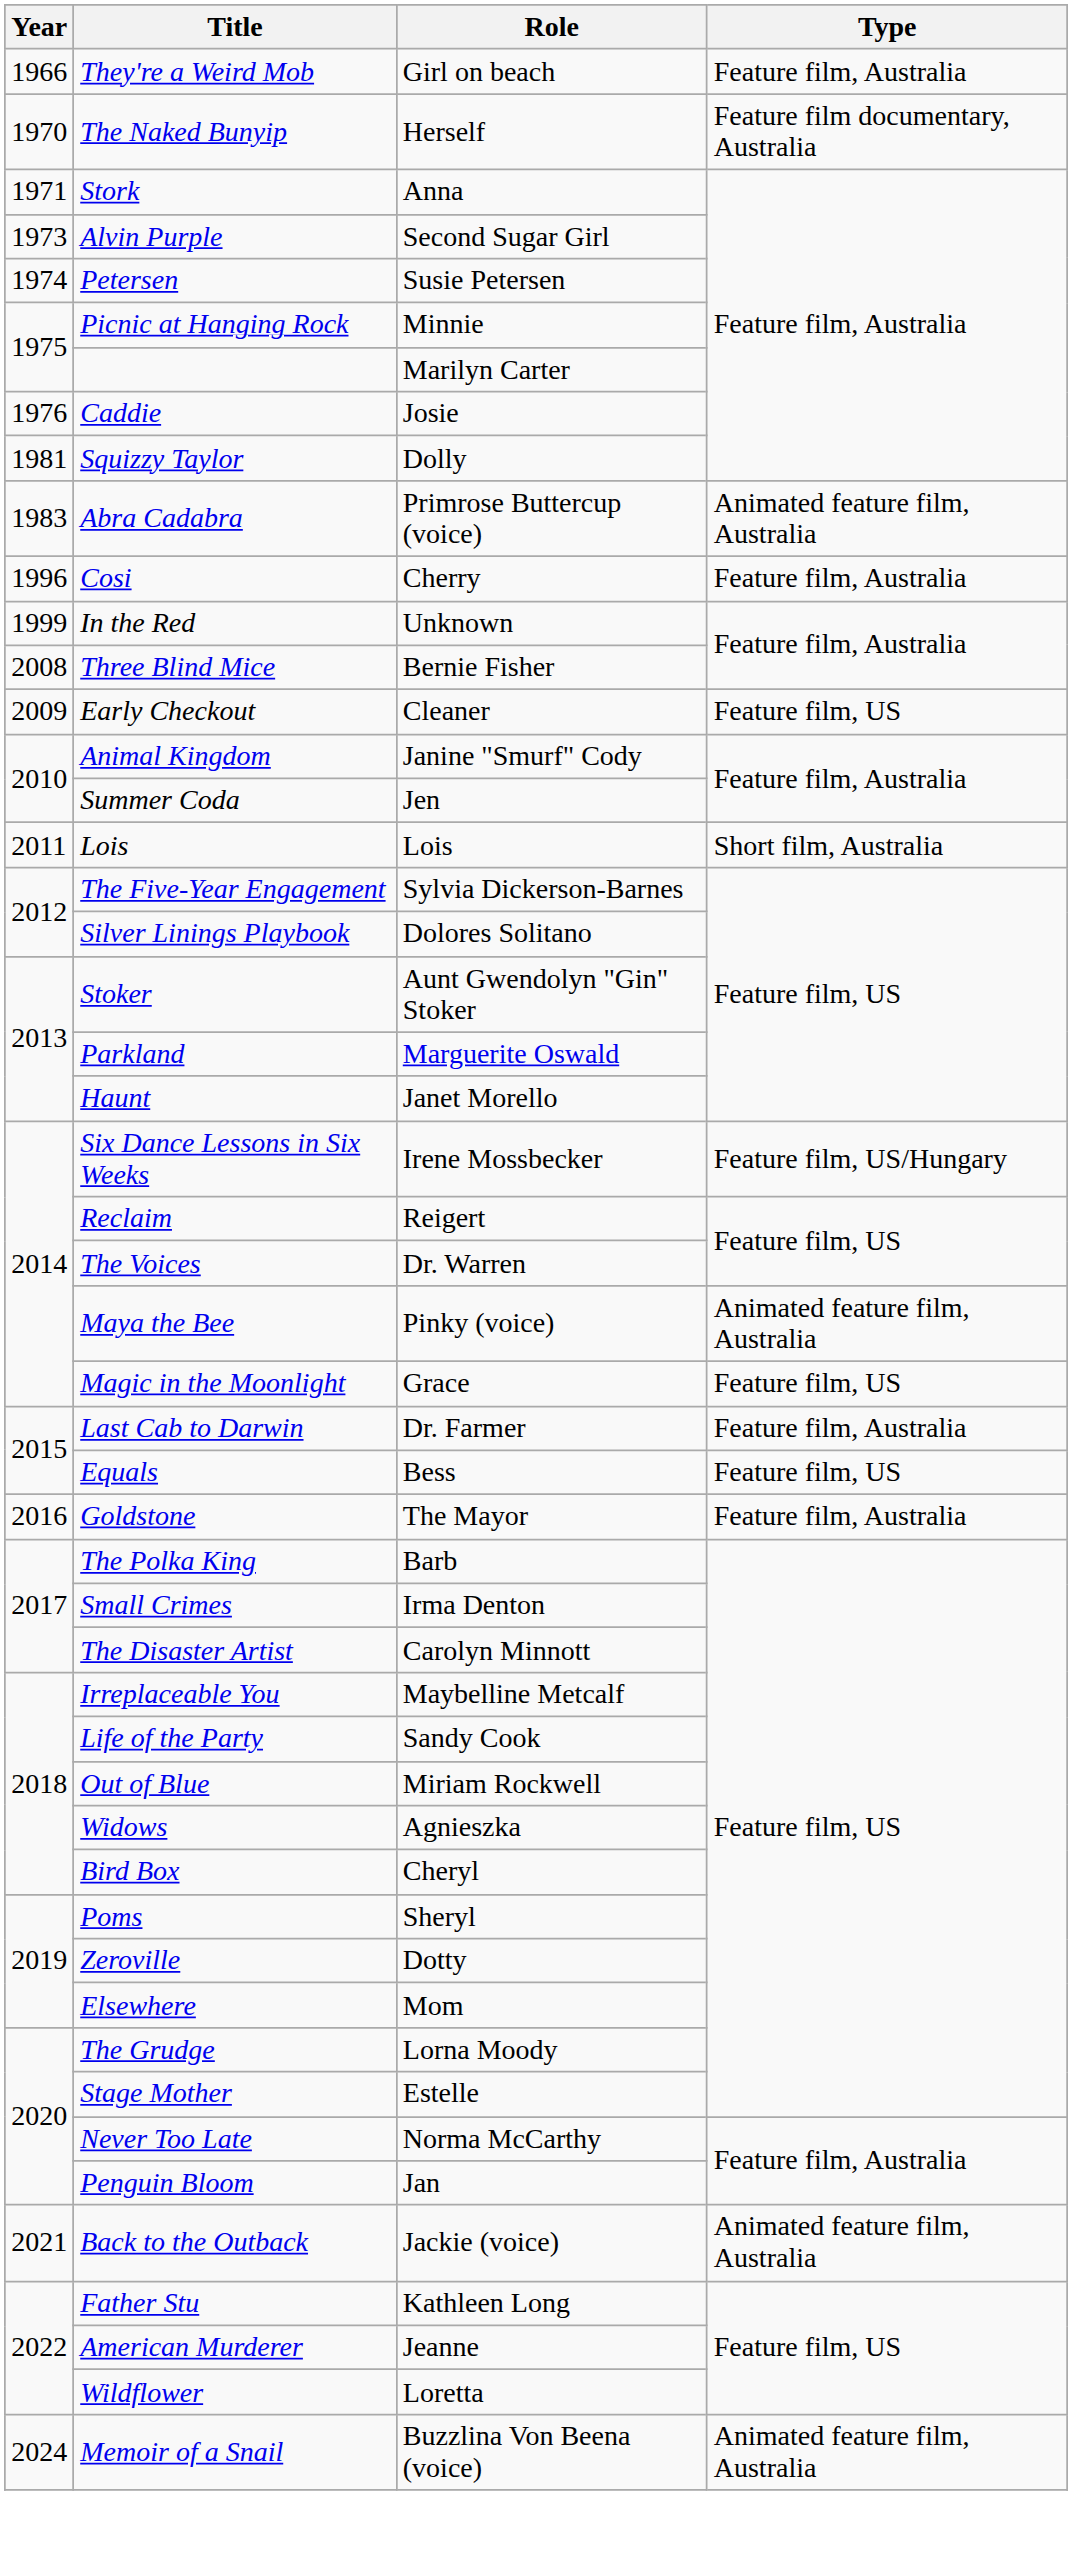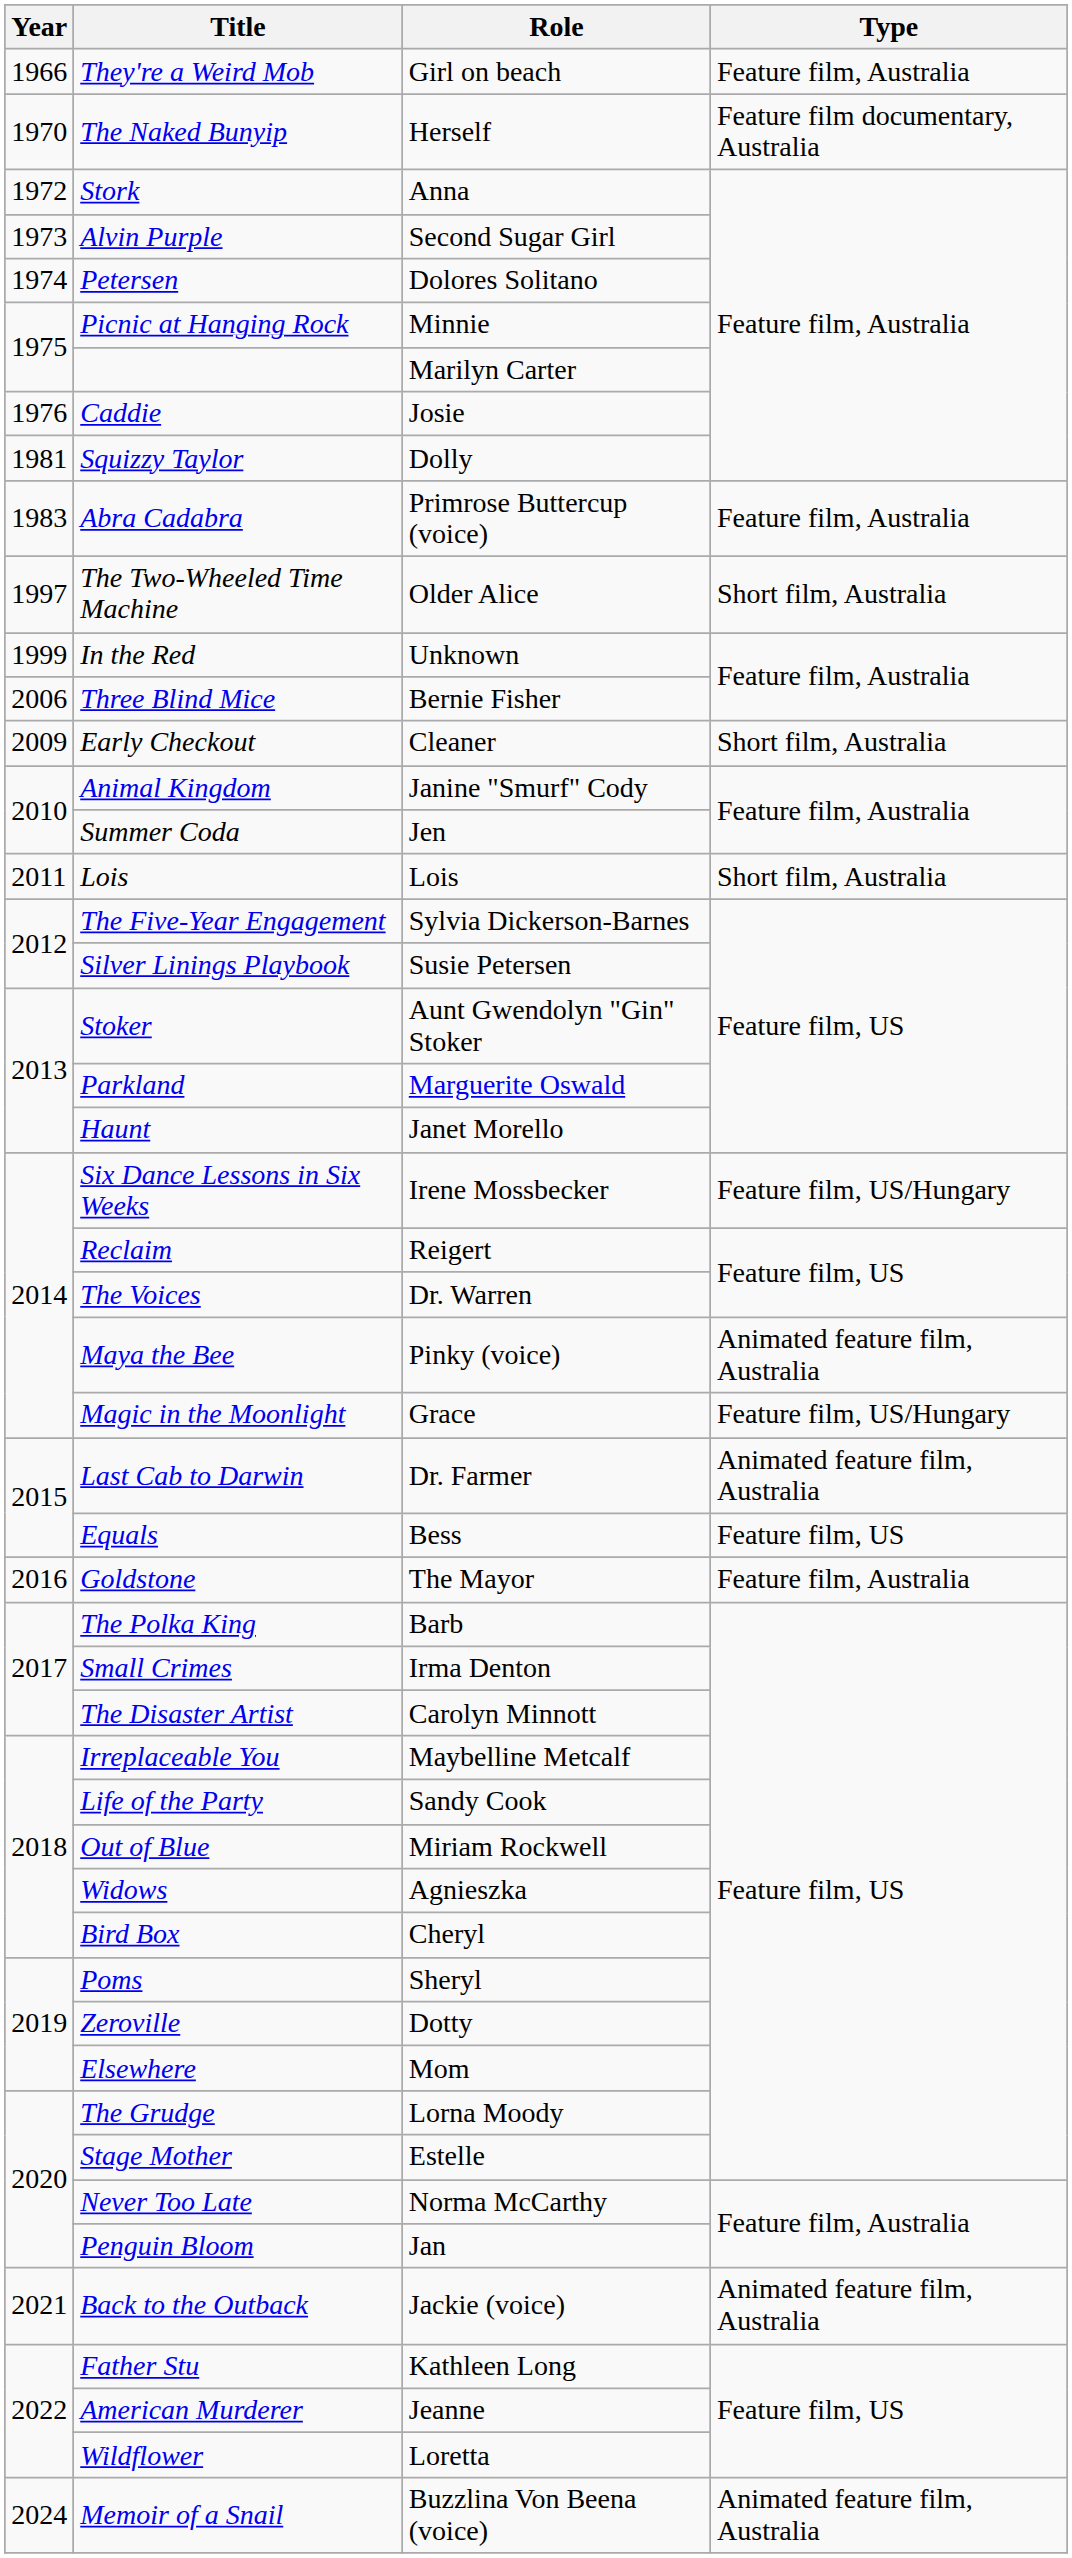(39, 191) 1971 -> (39, 191) 1972
(484, 280) Susie Petersen -> (503, 280) Dolores Solitano
(842, 518) Animated feature film, Australia -> (843, 518) Feature film, Australia
- row: (106, 578)
+ row: (211, 593)
(39, 666) 2008 -> (39, 698) 2006
(807, 711) Feature film, US -> (832, 742) Short film, Australia
(497, 933) Dolores Solitano -> (490, 964) Susie Petersen
(807, 1383) Feature film, US -> (864, 1414) Feature film, US/Hungary
(840, 1427) Feature film, Australia -> (845, 1474) Animated feature film, Australia
